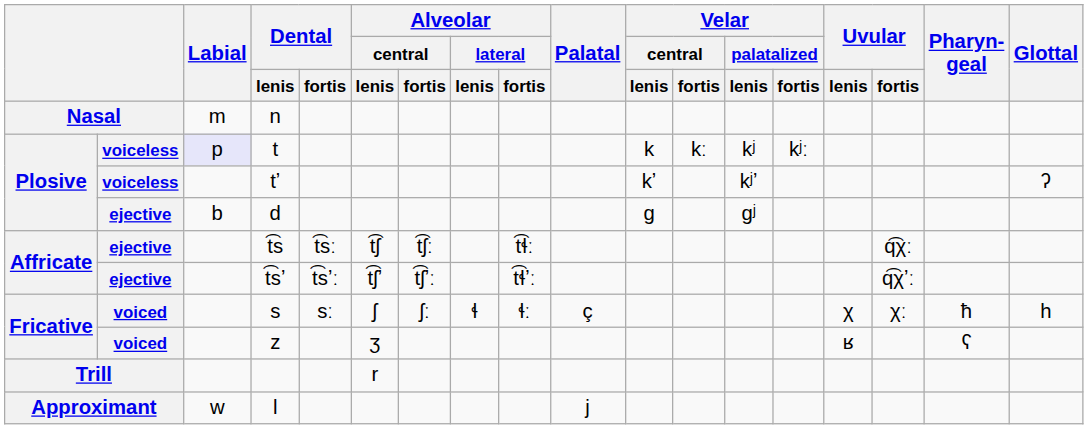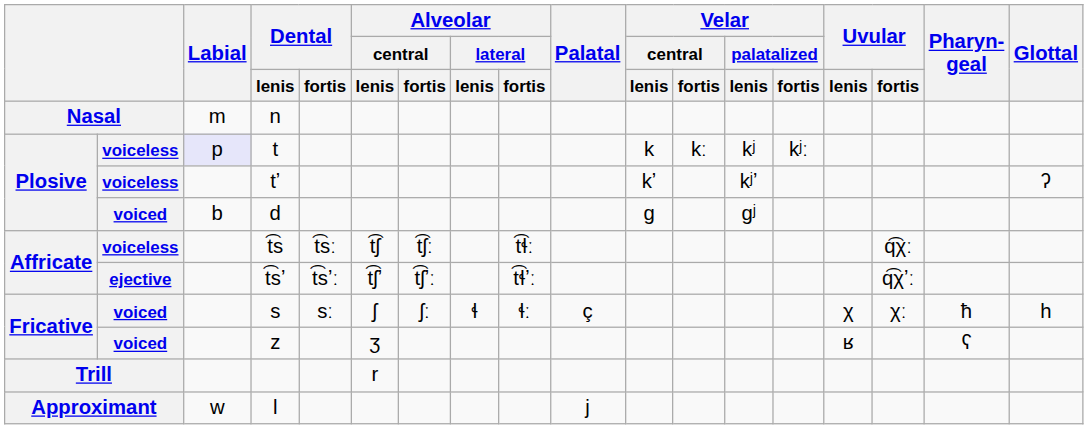(140, 215) ejective -> (140, 215) voiced
(140, 247) ejective -> (140, 247) voiceless
